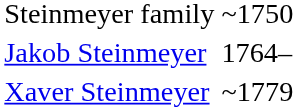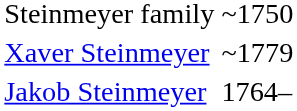rows swapped: (105, 52) <-> (107, 91)
